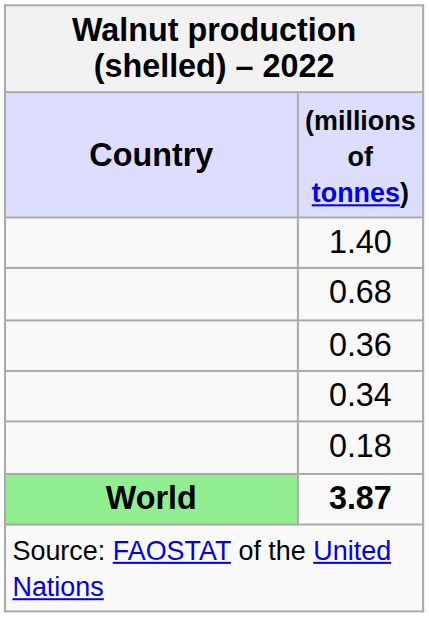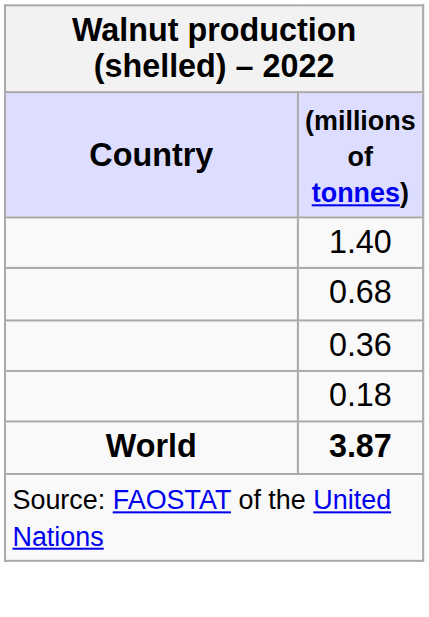- row: (360, 395)
(151, 498) lightgreen background -> (151, 447) no background
